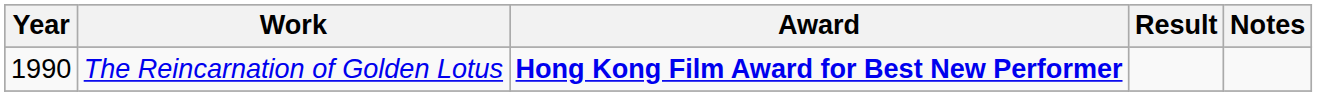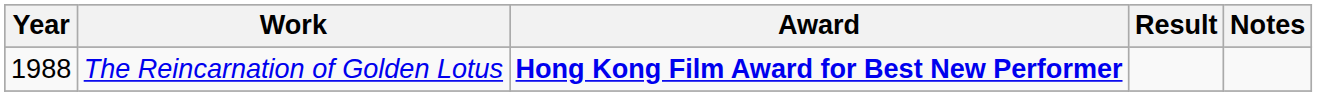(41, 68) 1990 -> (41, 68) 1988
